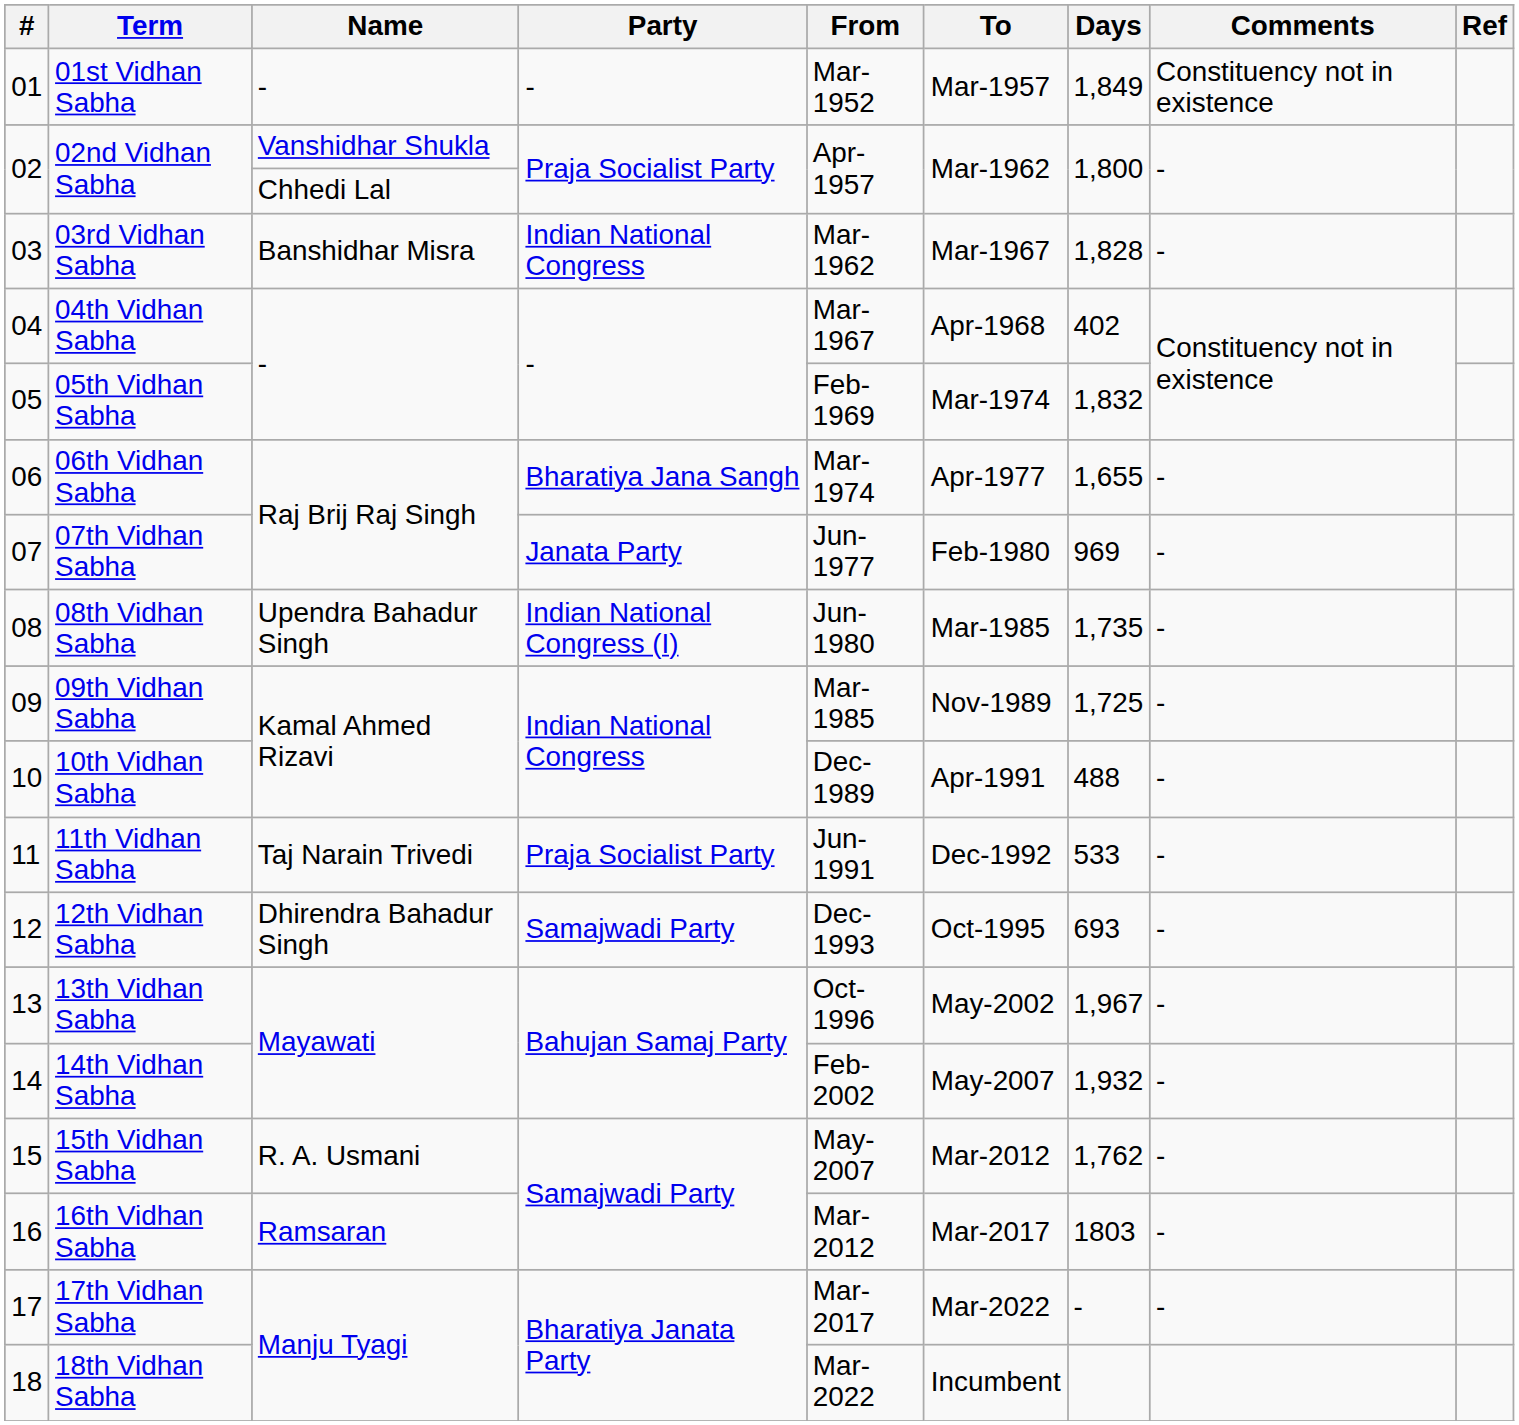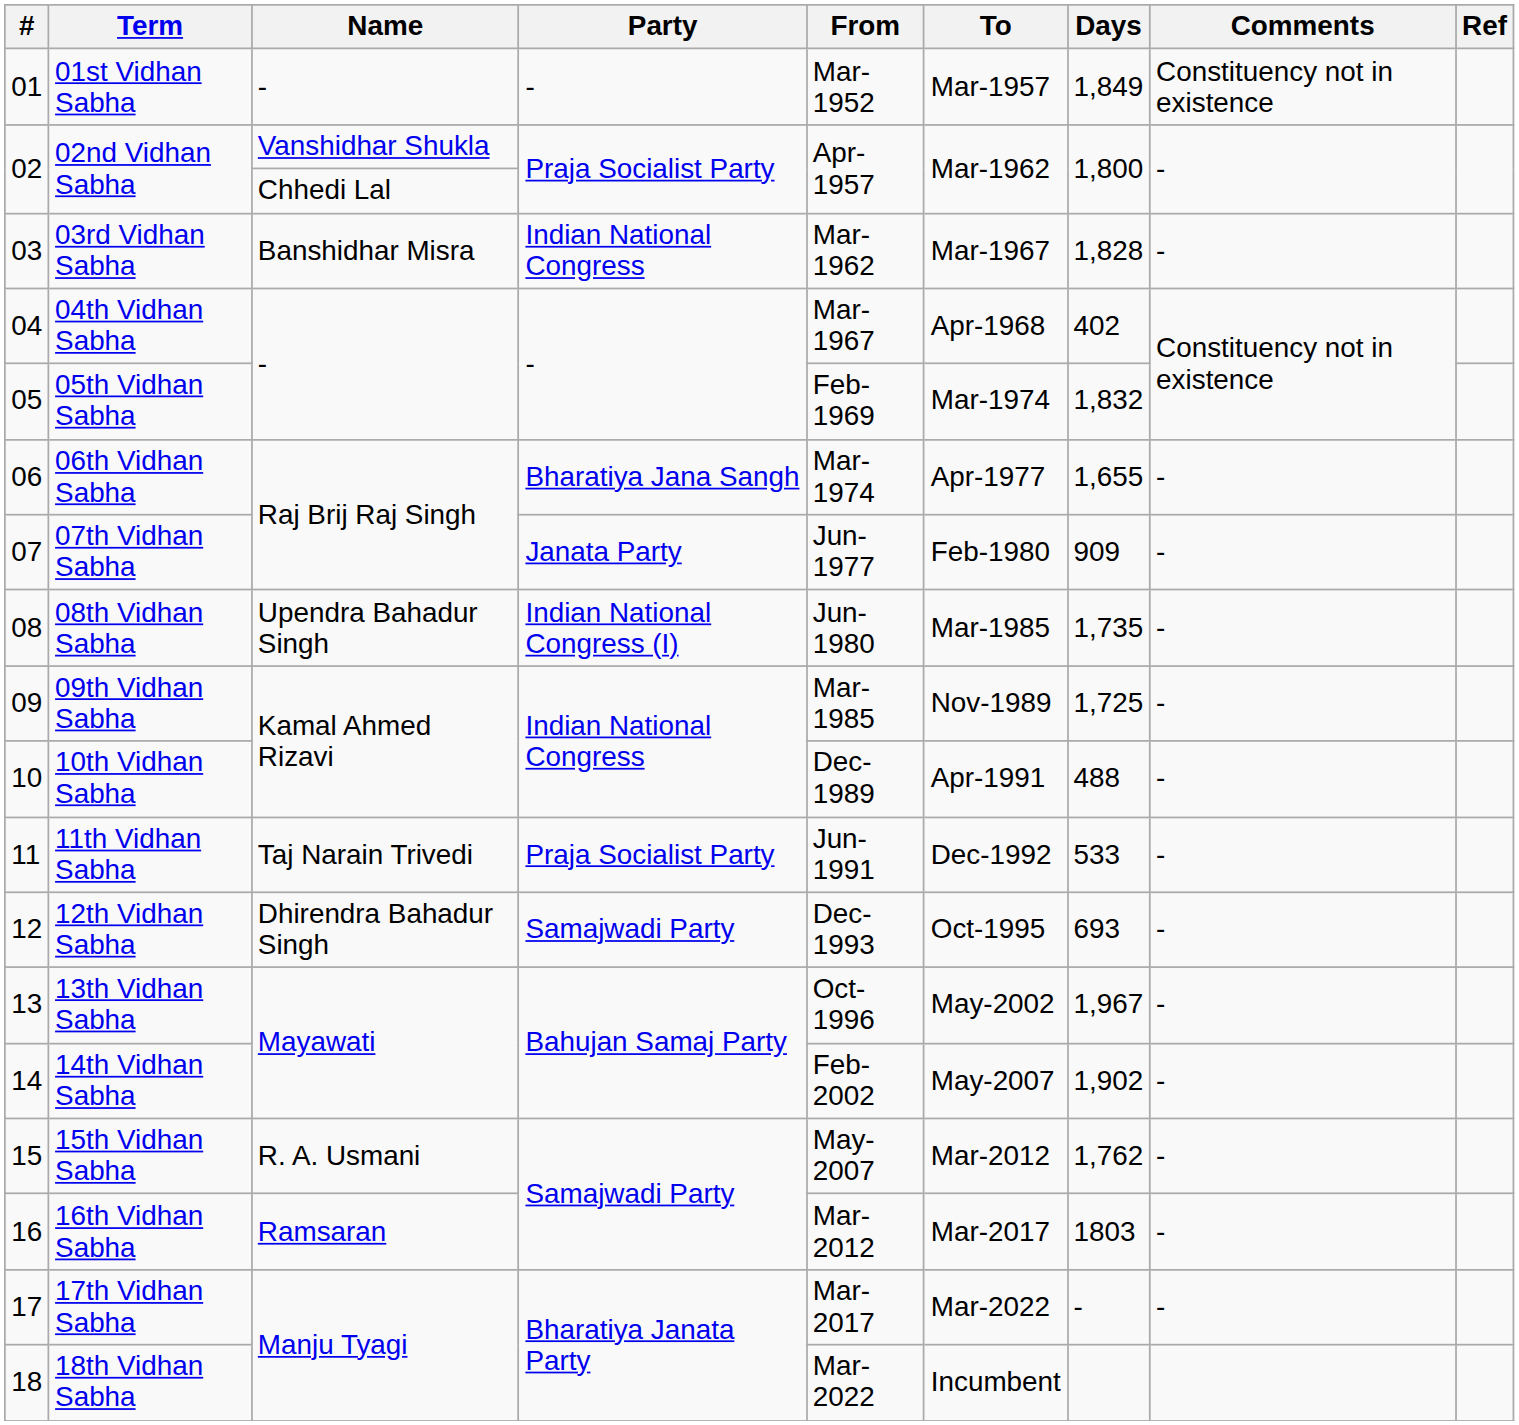(1097, 552) 969 -> (1097, 552) 909
(1108, 1080) 1,932 -> (1108, 1080) 1,902
